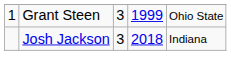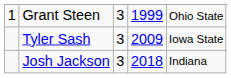+ row: (56, 38)
